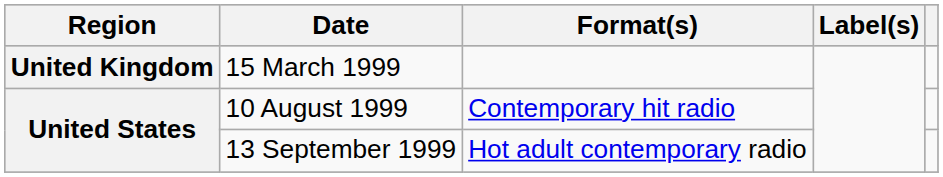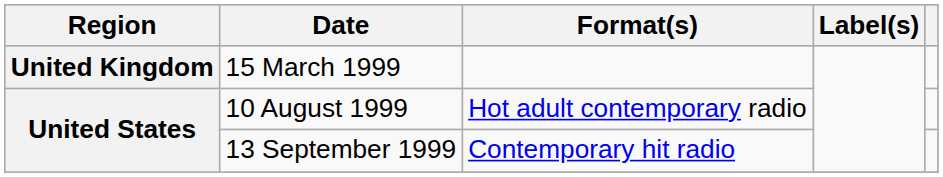(602, 108) Contemporary hit radio -> (637, 108) Hot adult contemporary radio
(637, 150) Hot adult contemporary radio -> (602, 150) Contemporary hit radio
